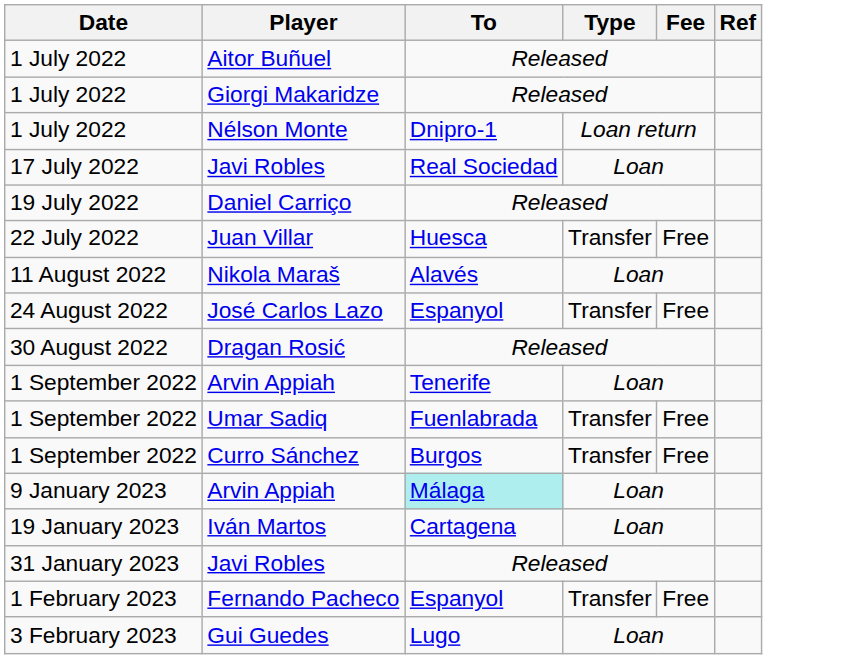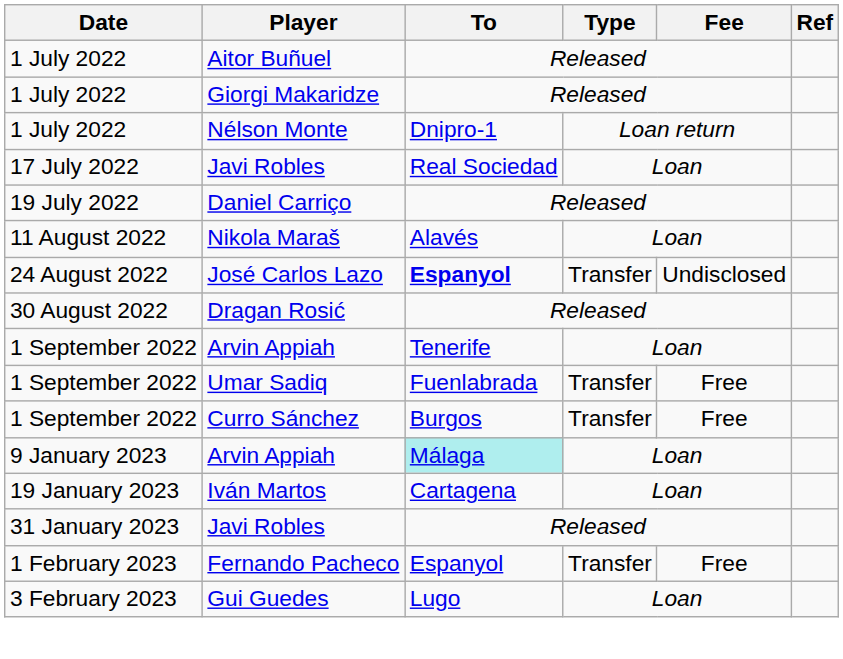- row: (74, 238)
(457, 310) normal -> (460, 274) bold
(686, 310) Free -> (724, 274) Undisclosed
